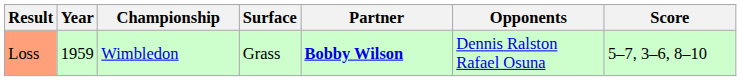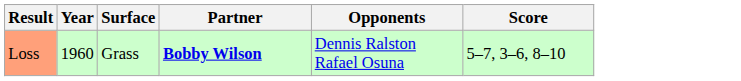- column: (168, 17)
(77, 52) 1959 -> (77, 52) 1960
